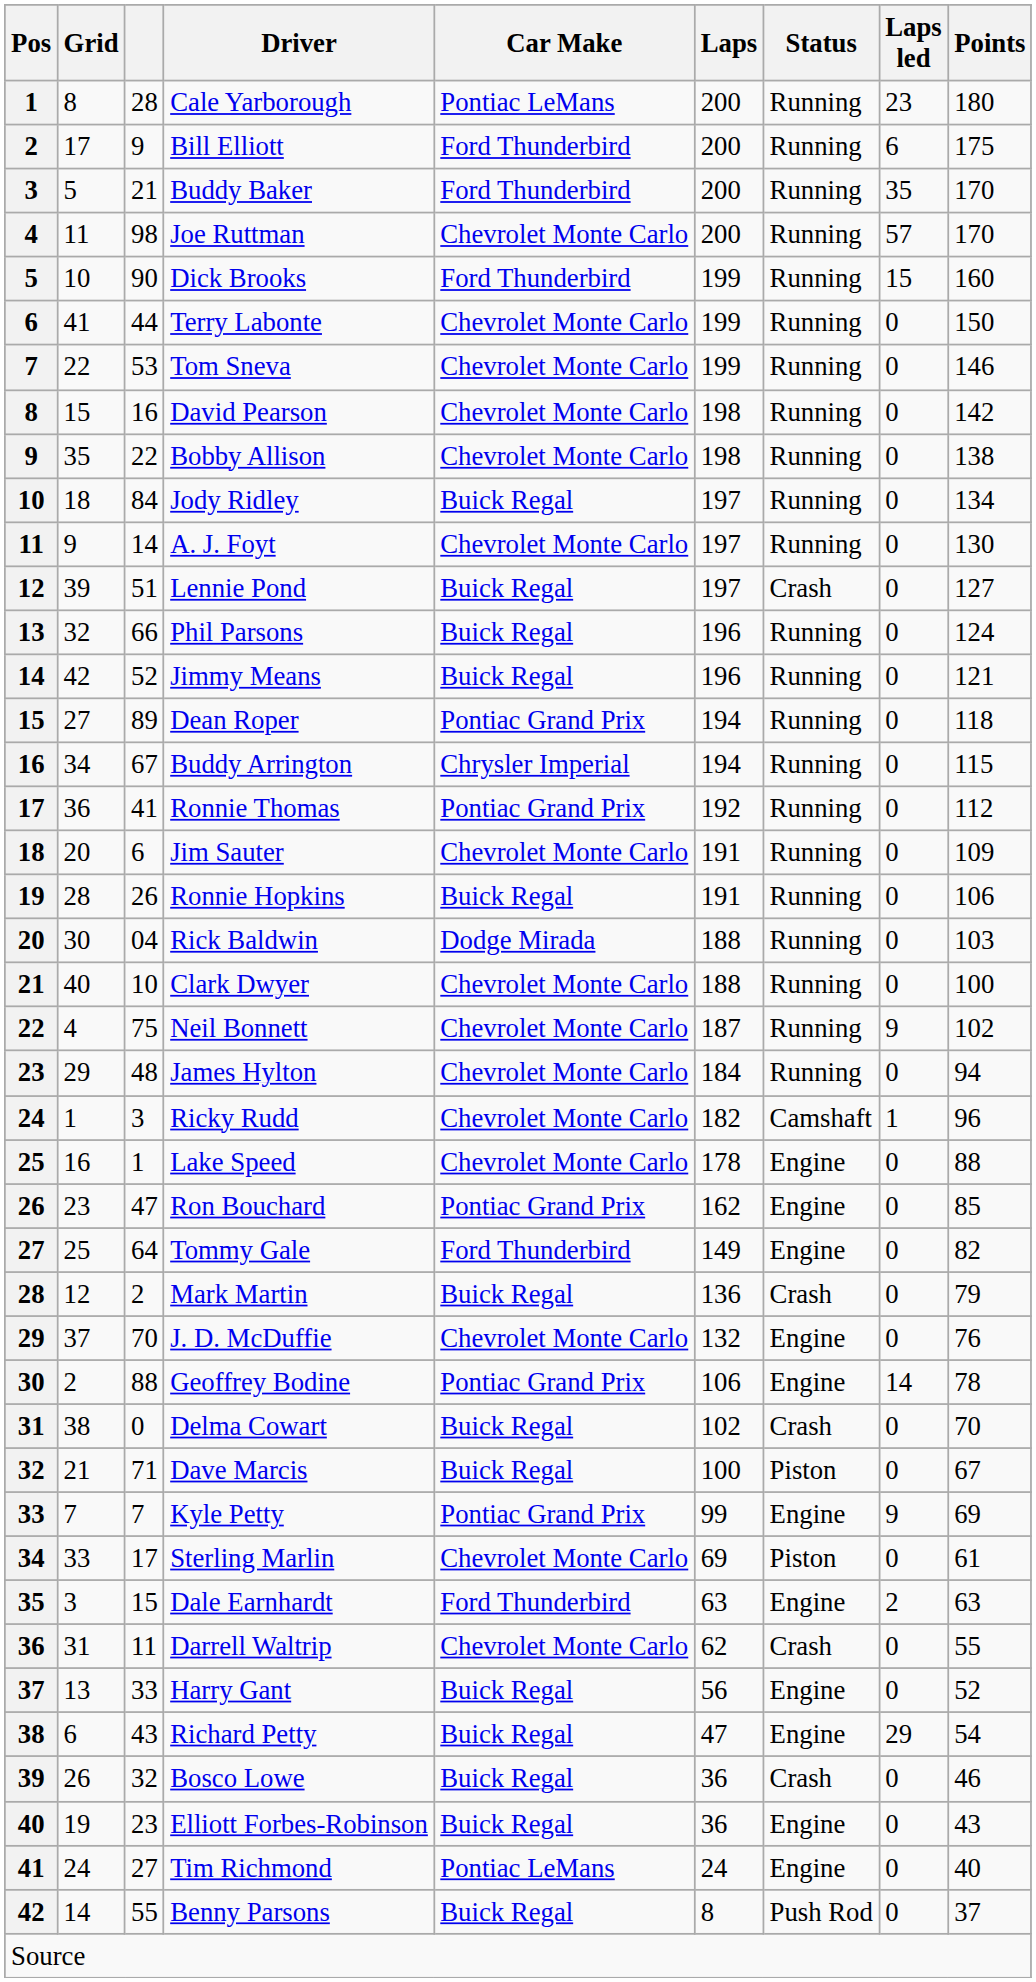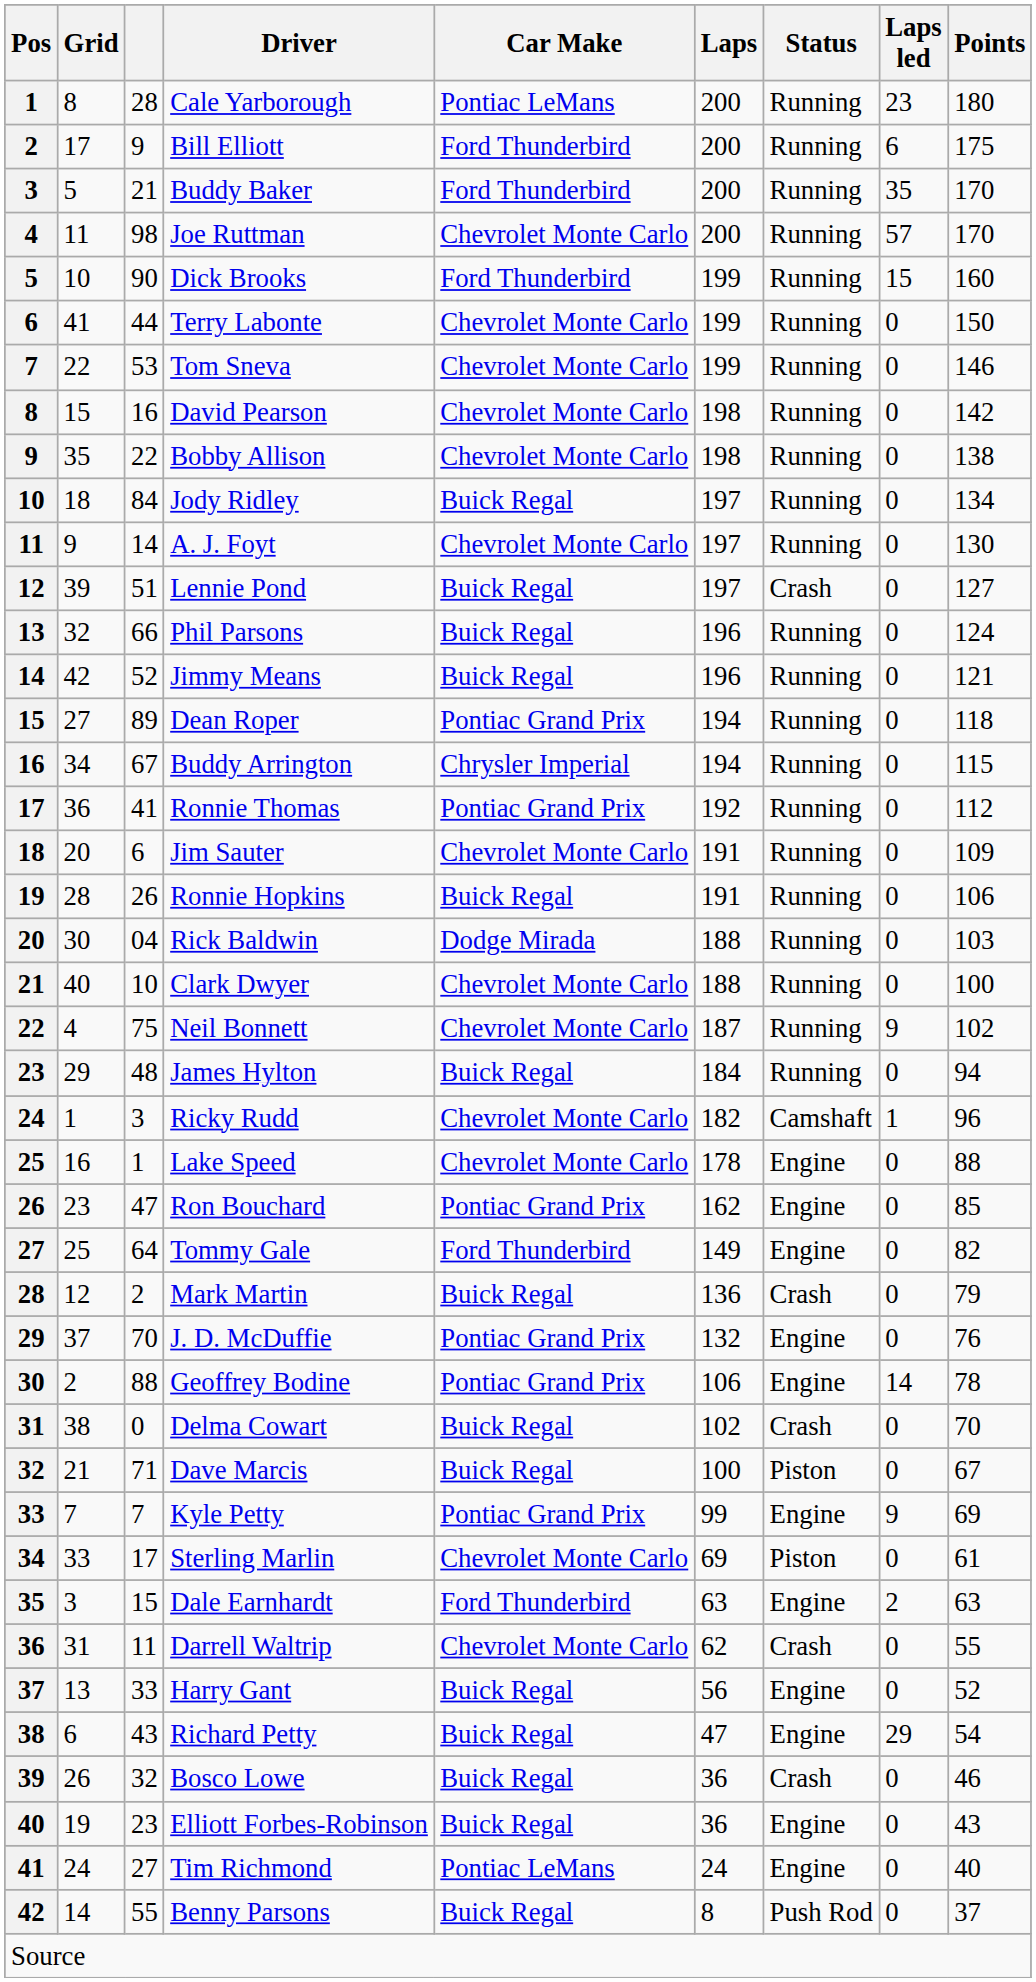(564, 1072) Chevrolet Monte Carlo -> (507, 1072) Buick Regal
(564, 1337) Chevrolet Monte Carlo -> (543, 1337) Pontiac Grand Prix
